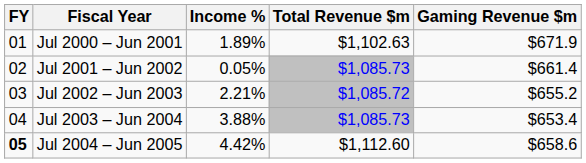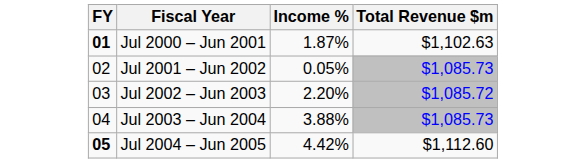- column: (497, 17)
(18, 42) normal -> (101, 42) bold
(242, 42) 1.89% -> (326, 42) 1.87%
(242, 94) 2.21% -> (326, 94) 2.20%
